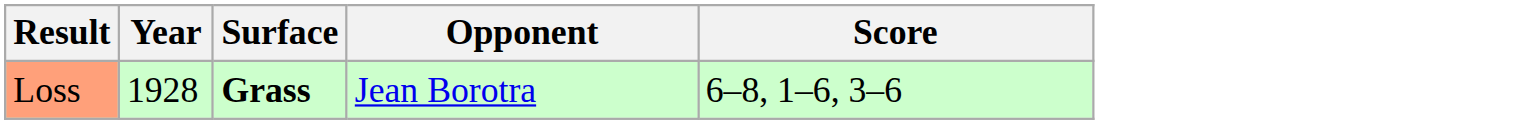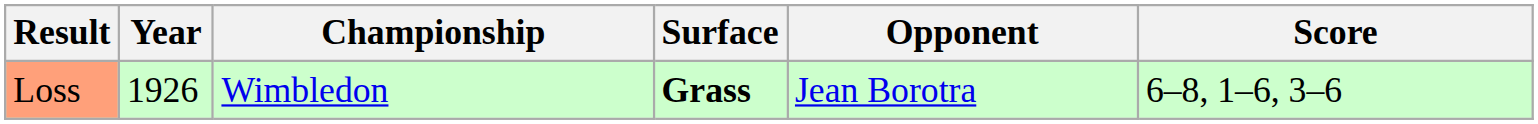+ column: (433, 32)
(163, 89) 1928 -> (163, 89) 1926
